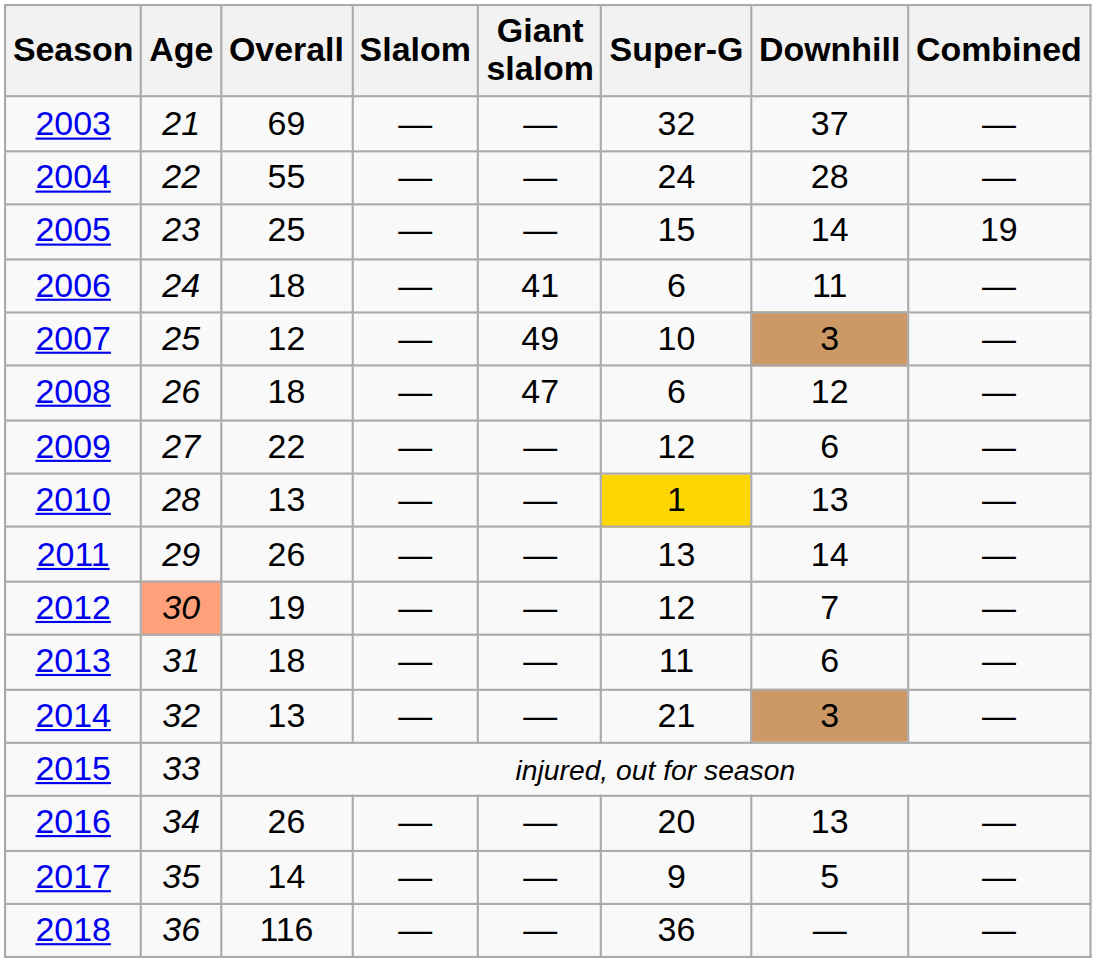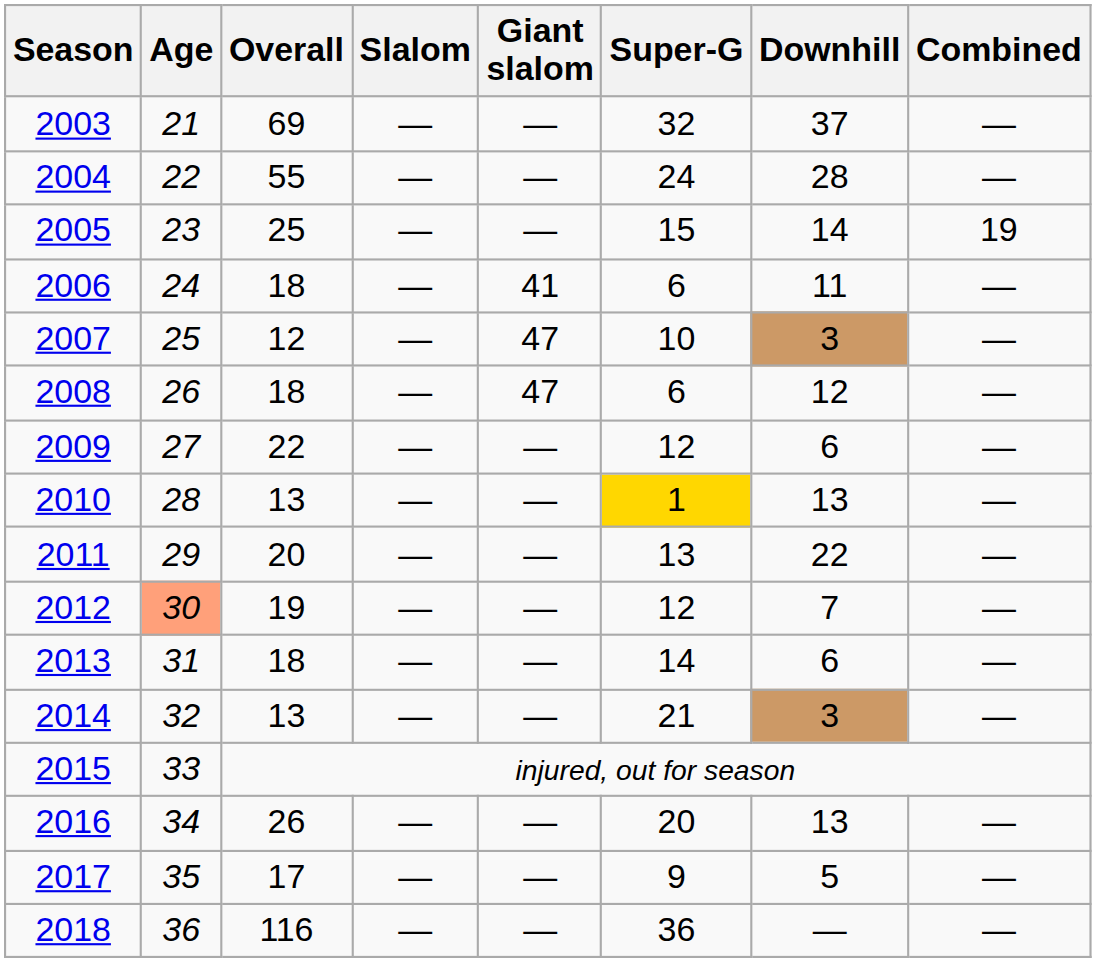(540, 338) 49 -> (540, 338) 47
(286, 553) 26 -> (286, 553) 20
(830, 553) 14 -> (830, 553) 22
(676, 661) 11 -> (676, 661) 14
(286, 876) 14 -> (286, 876) 17
